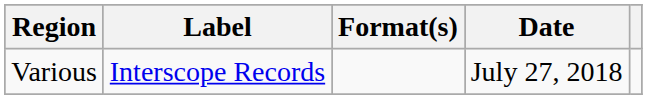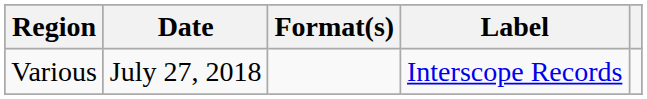columns swapped: (547, 26) <-> (217, 26)
